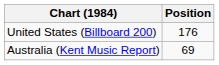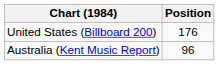(188, 50) 69 -> (188, 50) 96
